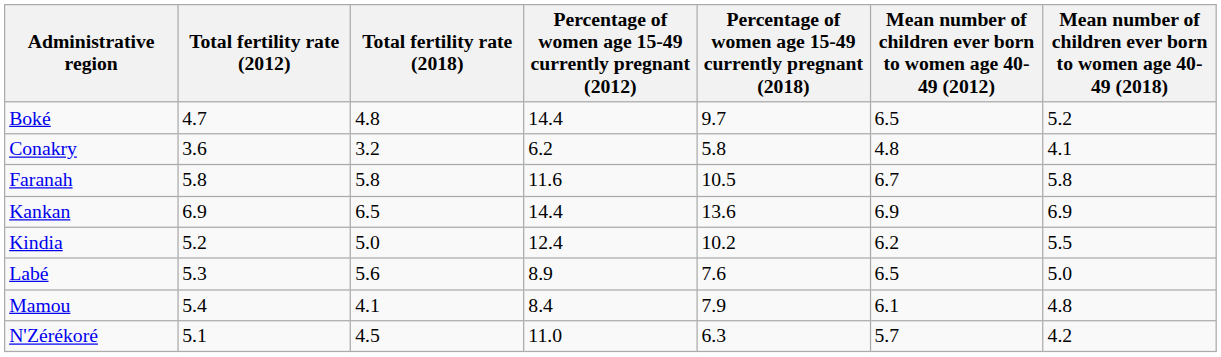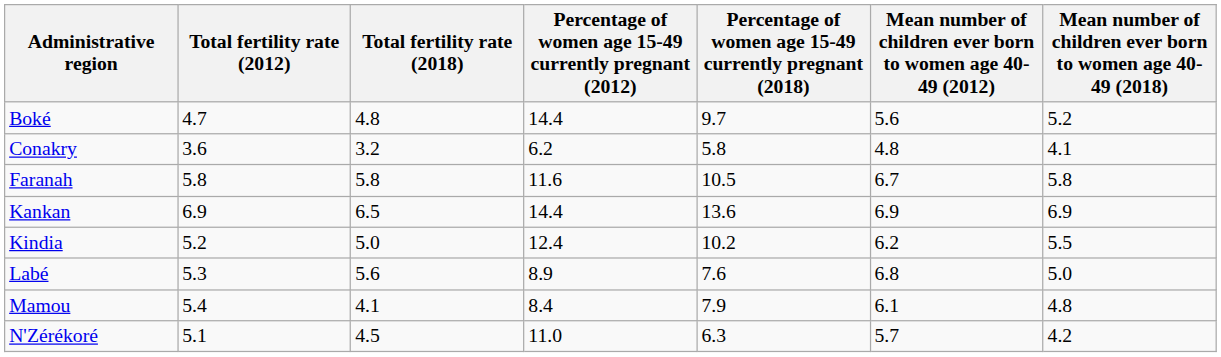(887, 117) 6.5 -> (887, 117) 5.6
(887, 273) 6.5 -> (887, 273) 6.8
